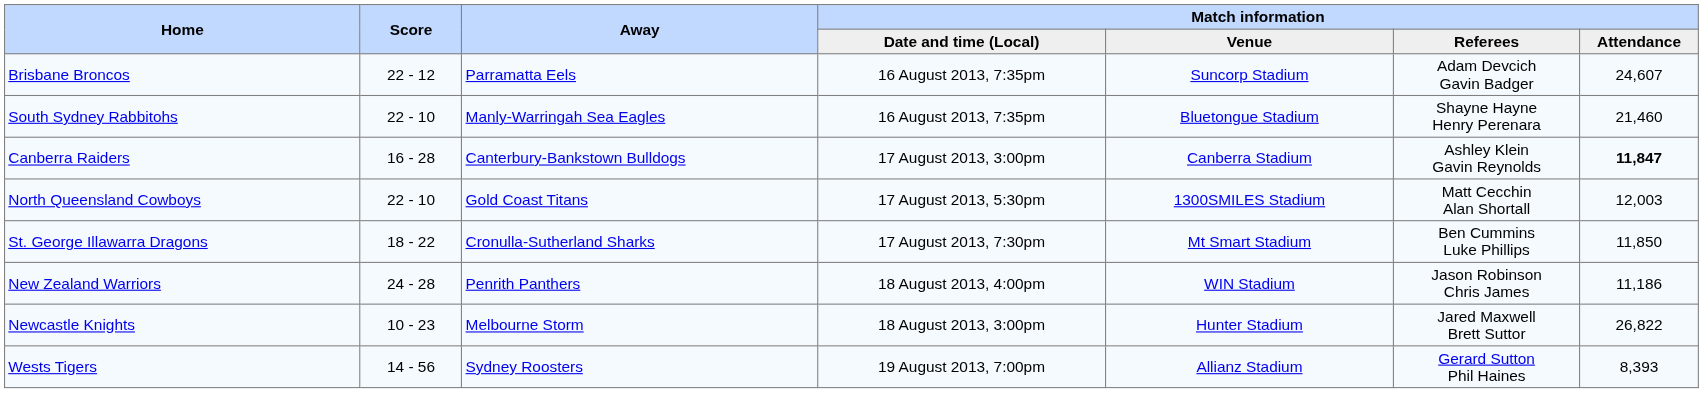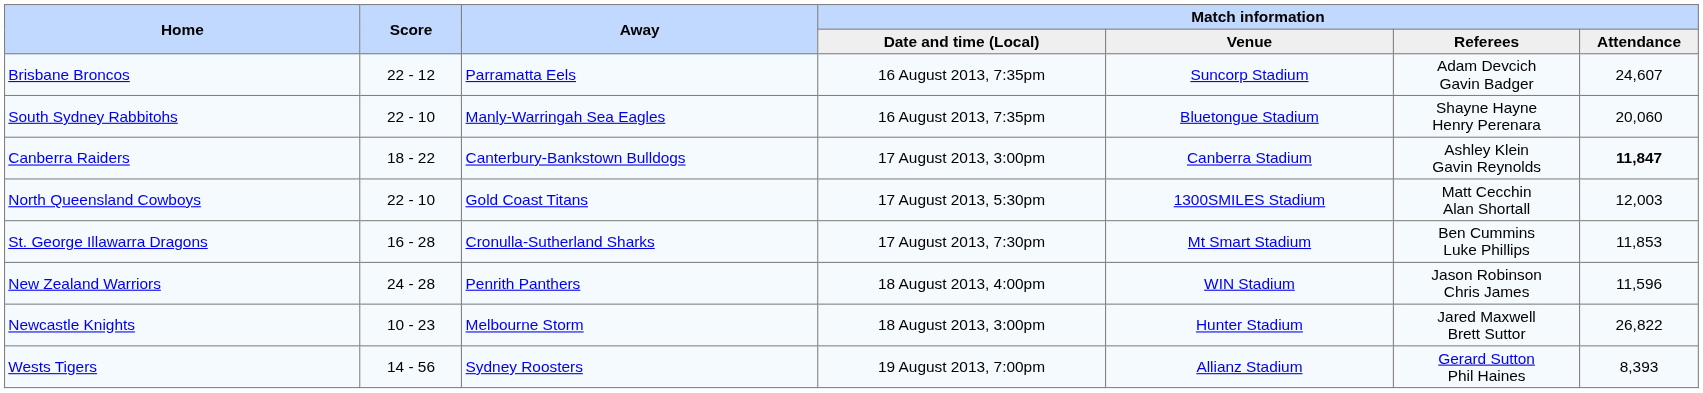(1639, 116) 21,460 -> (1639, 116) 20,060
(411, 158) 16 - 28 -> (411, 158) 18 - 22
(411, 242) 18 - 22 -> (411, 242) 16 - 28
(1639, 242) 11,850 -> (1639, 242) 11,853
(1639, 283) 11,186 -> (1639, 283) 11,596
